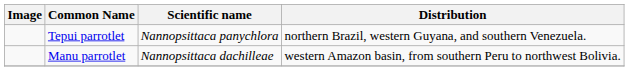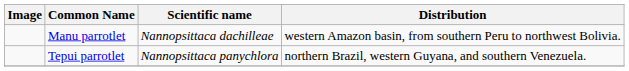rows swapped: (86, 35) <-> (87, 55)
